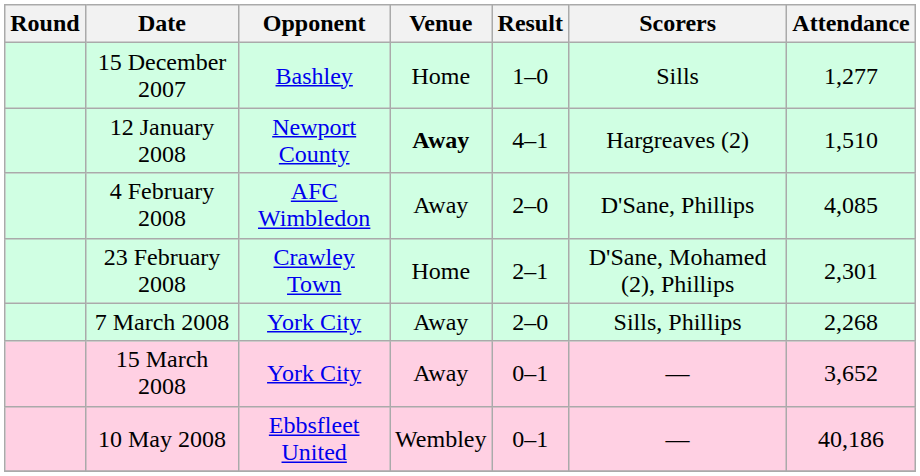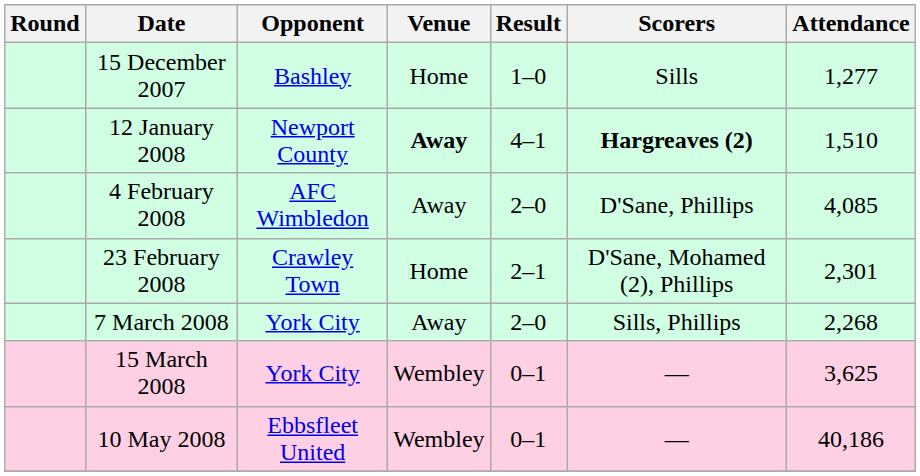(678, 140) normal -> (677, 140) bold
(441, 373) Away -> (439, 373) Wembley
(851, 373) 3,652 -> (851, 373) 3,625
